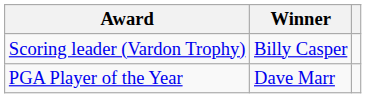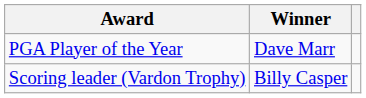rows swapped: (96, 78) <-> (127, 48)
